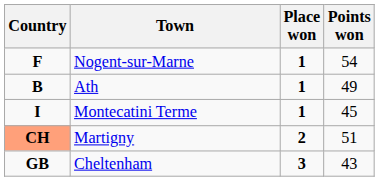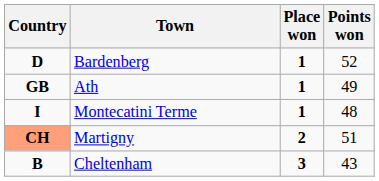- row: (134, 61)
+ row: (112, 61)
(37, 86) B -> (37, 86) GB
(349, 112) 45 -> (349, 112) 48
(37, 163) GB -> (37, 163) B
